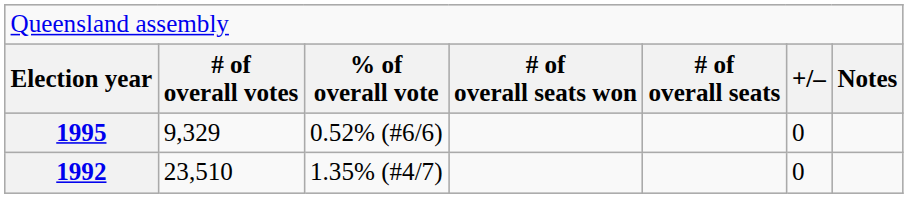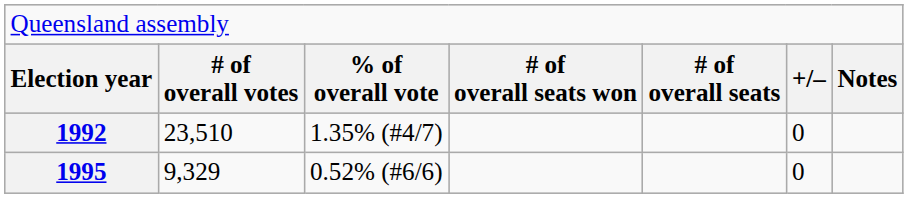rows swapped: (81, 172) <-> (81, 132)
